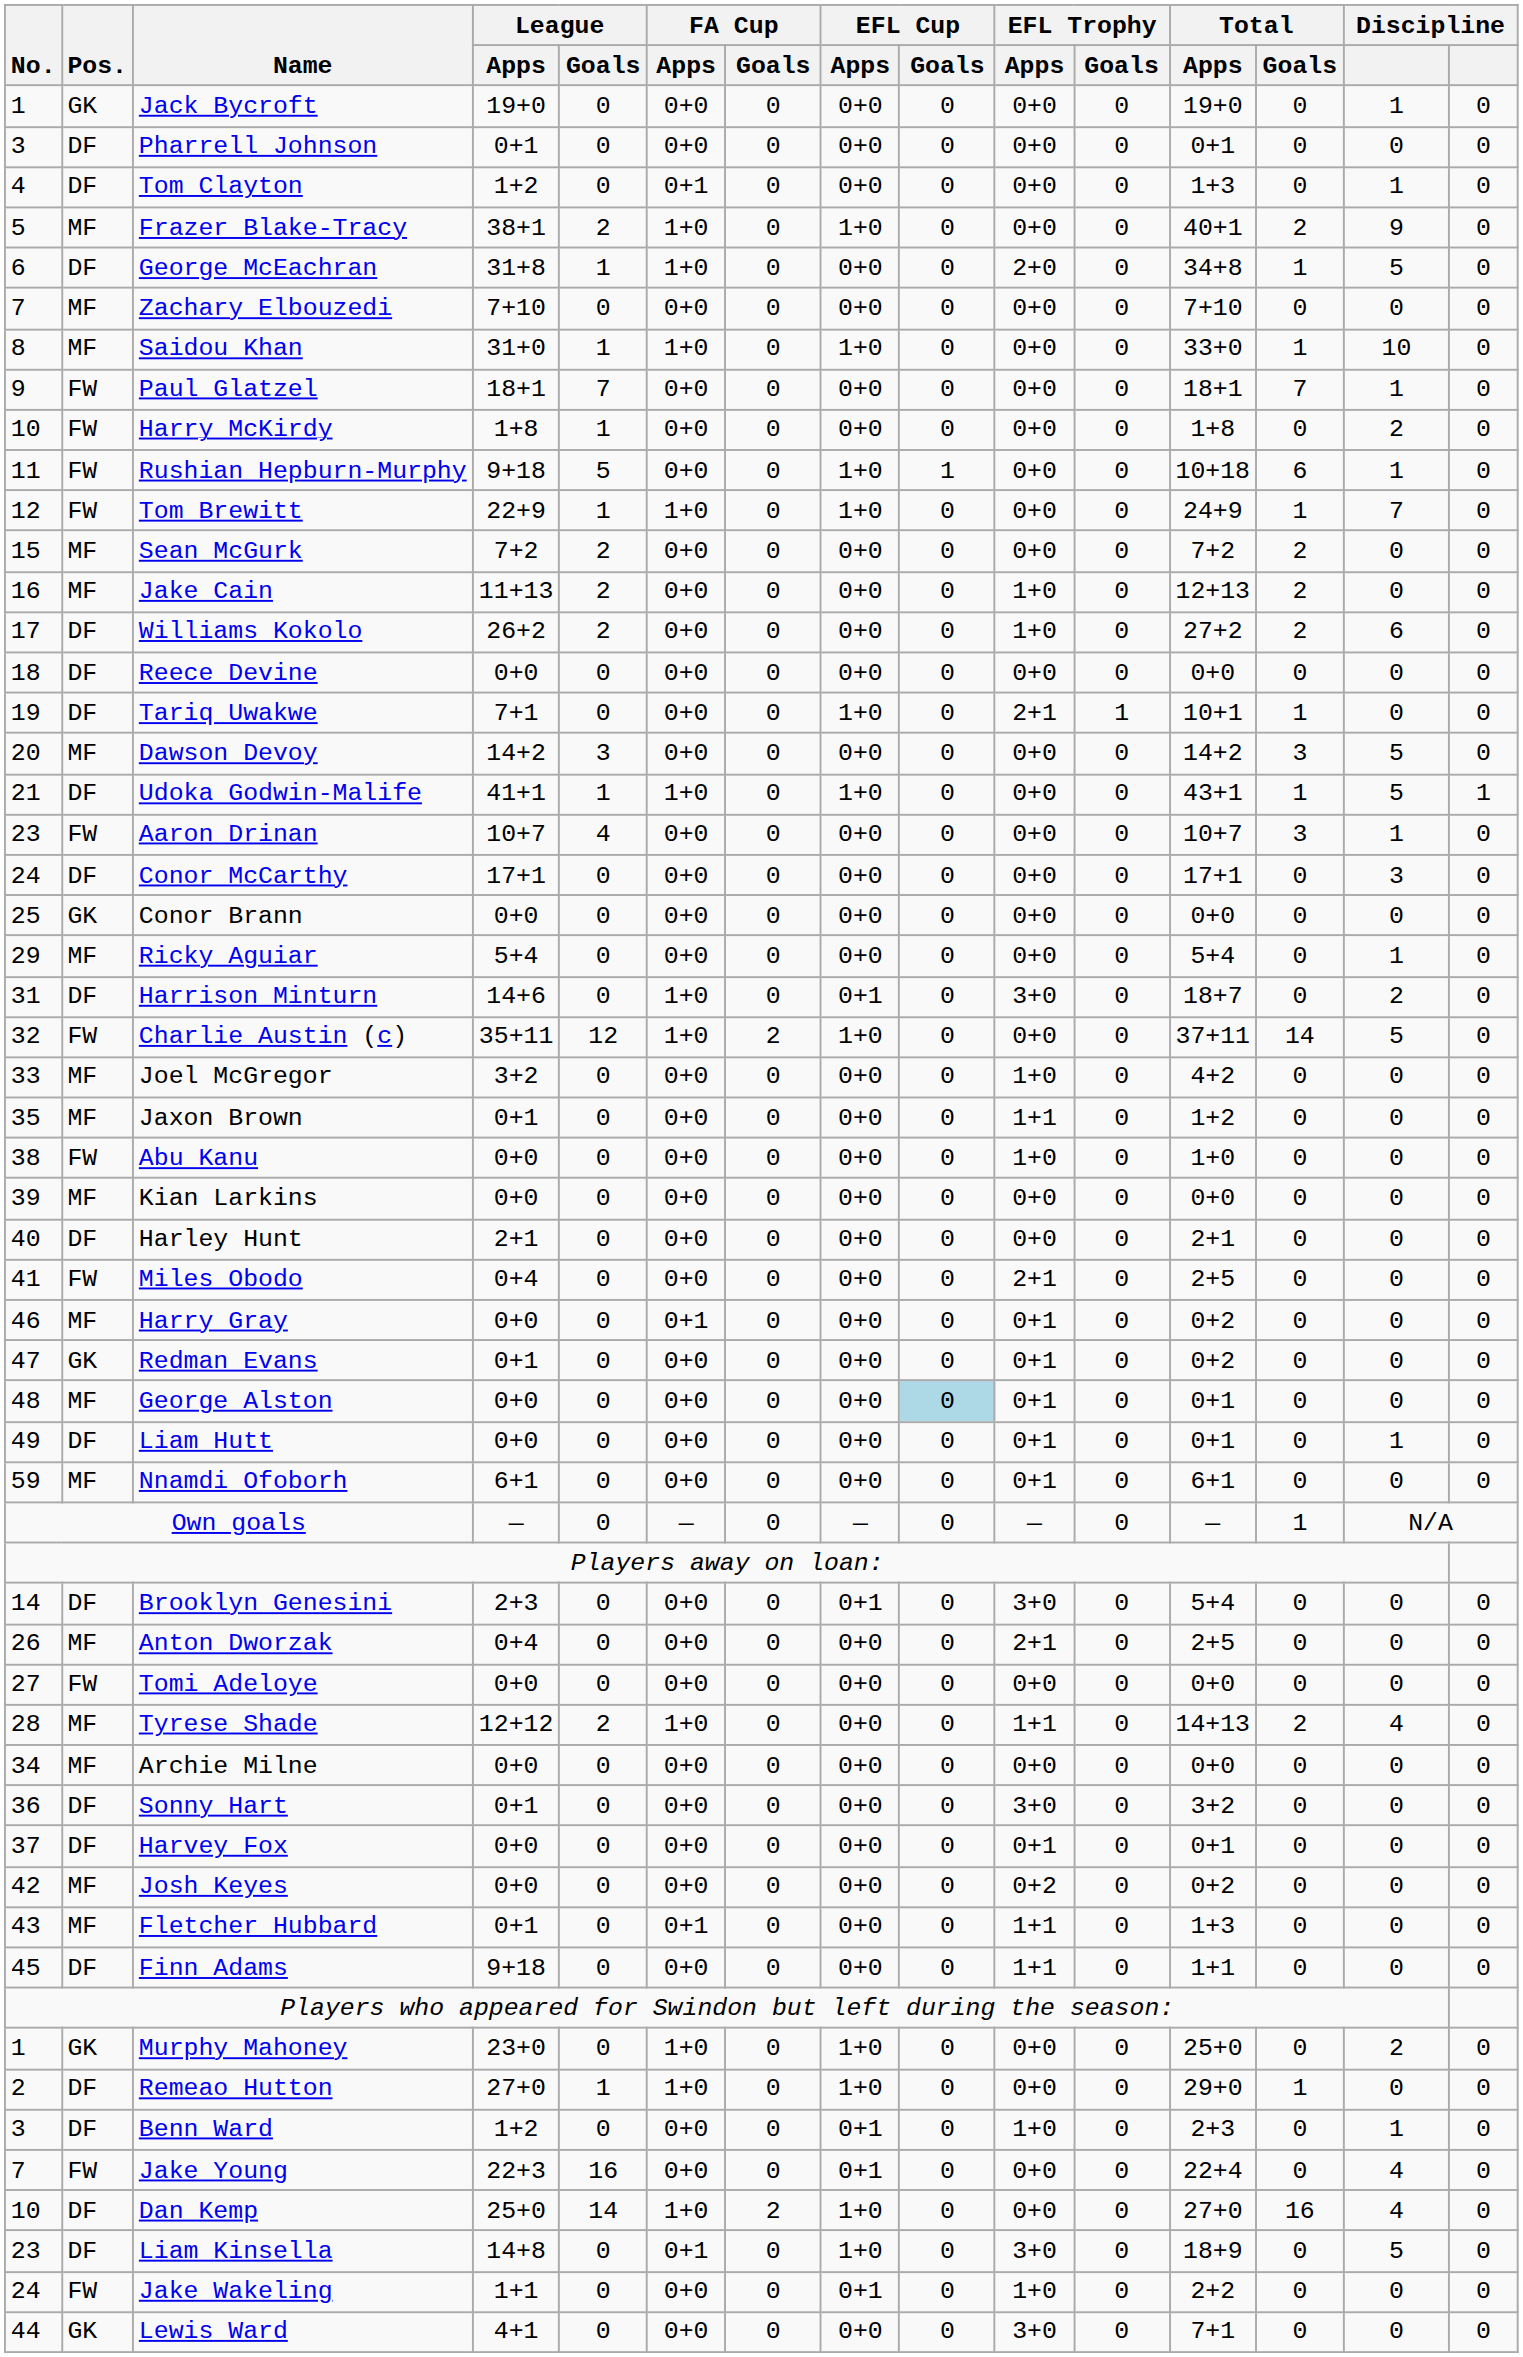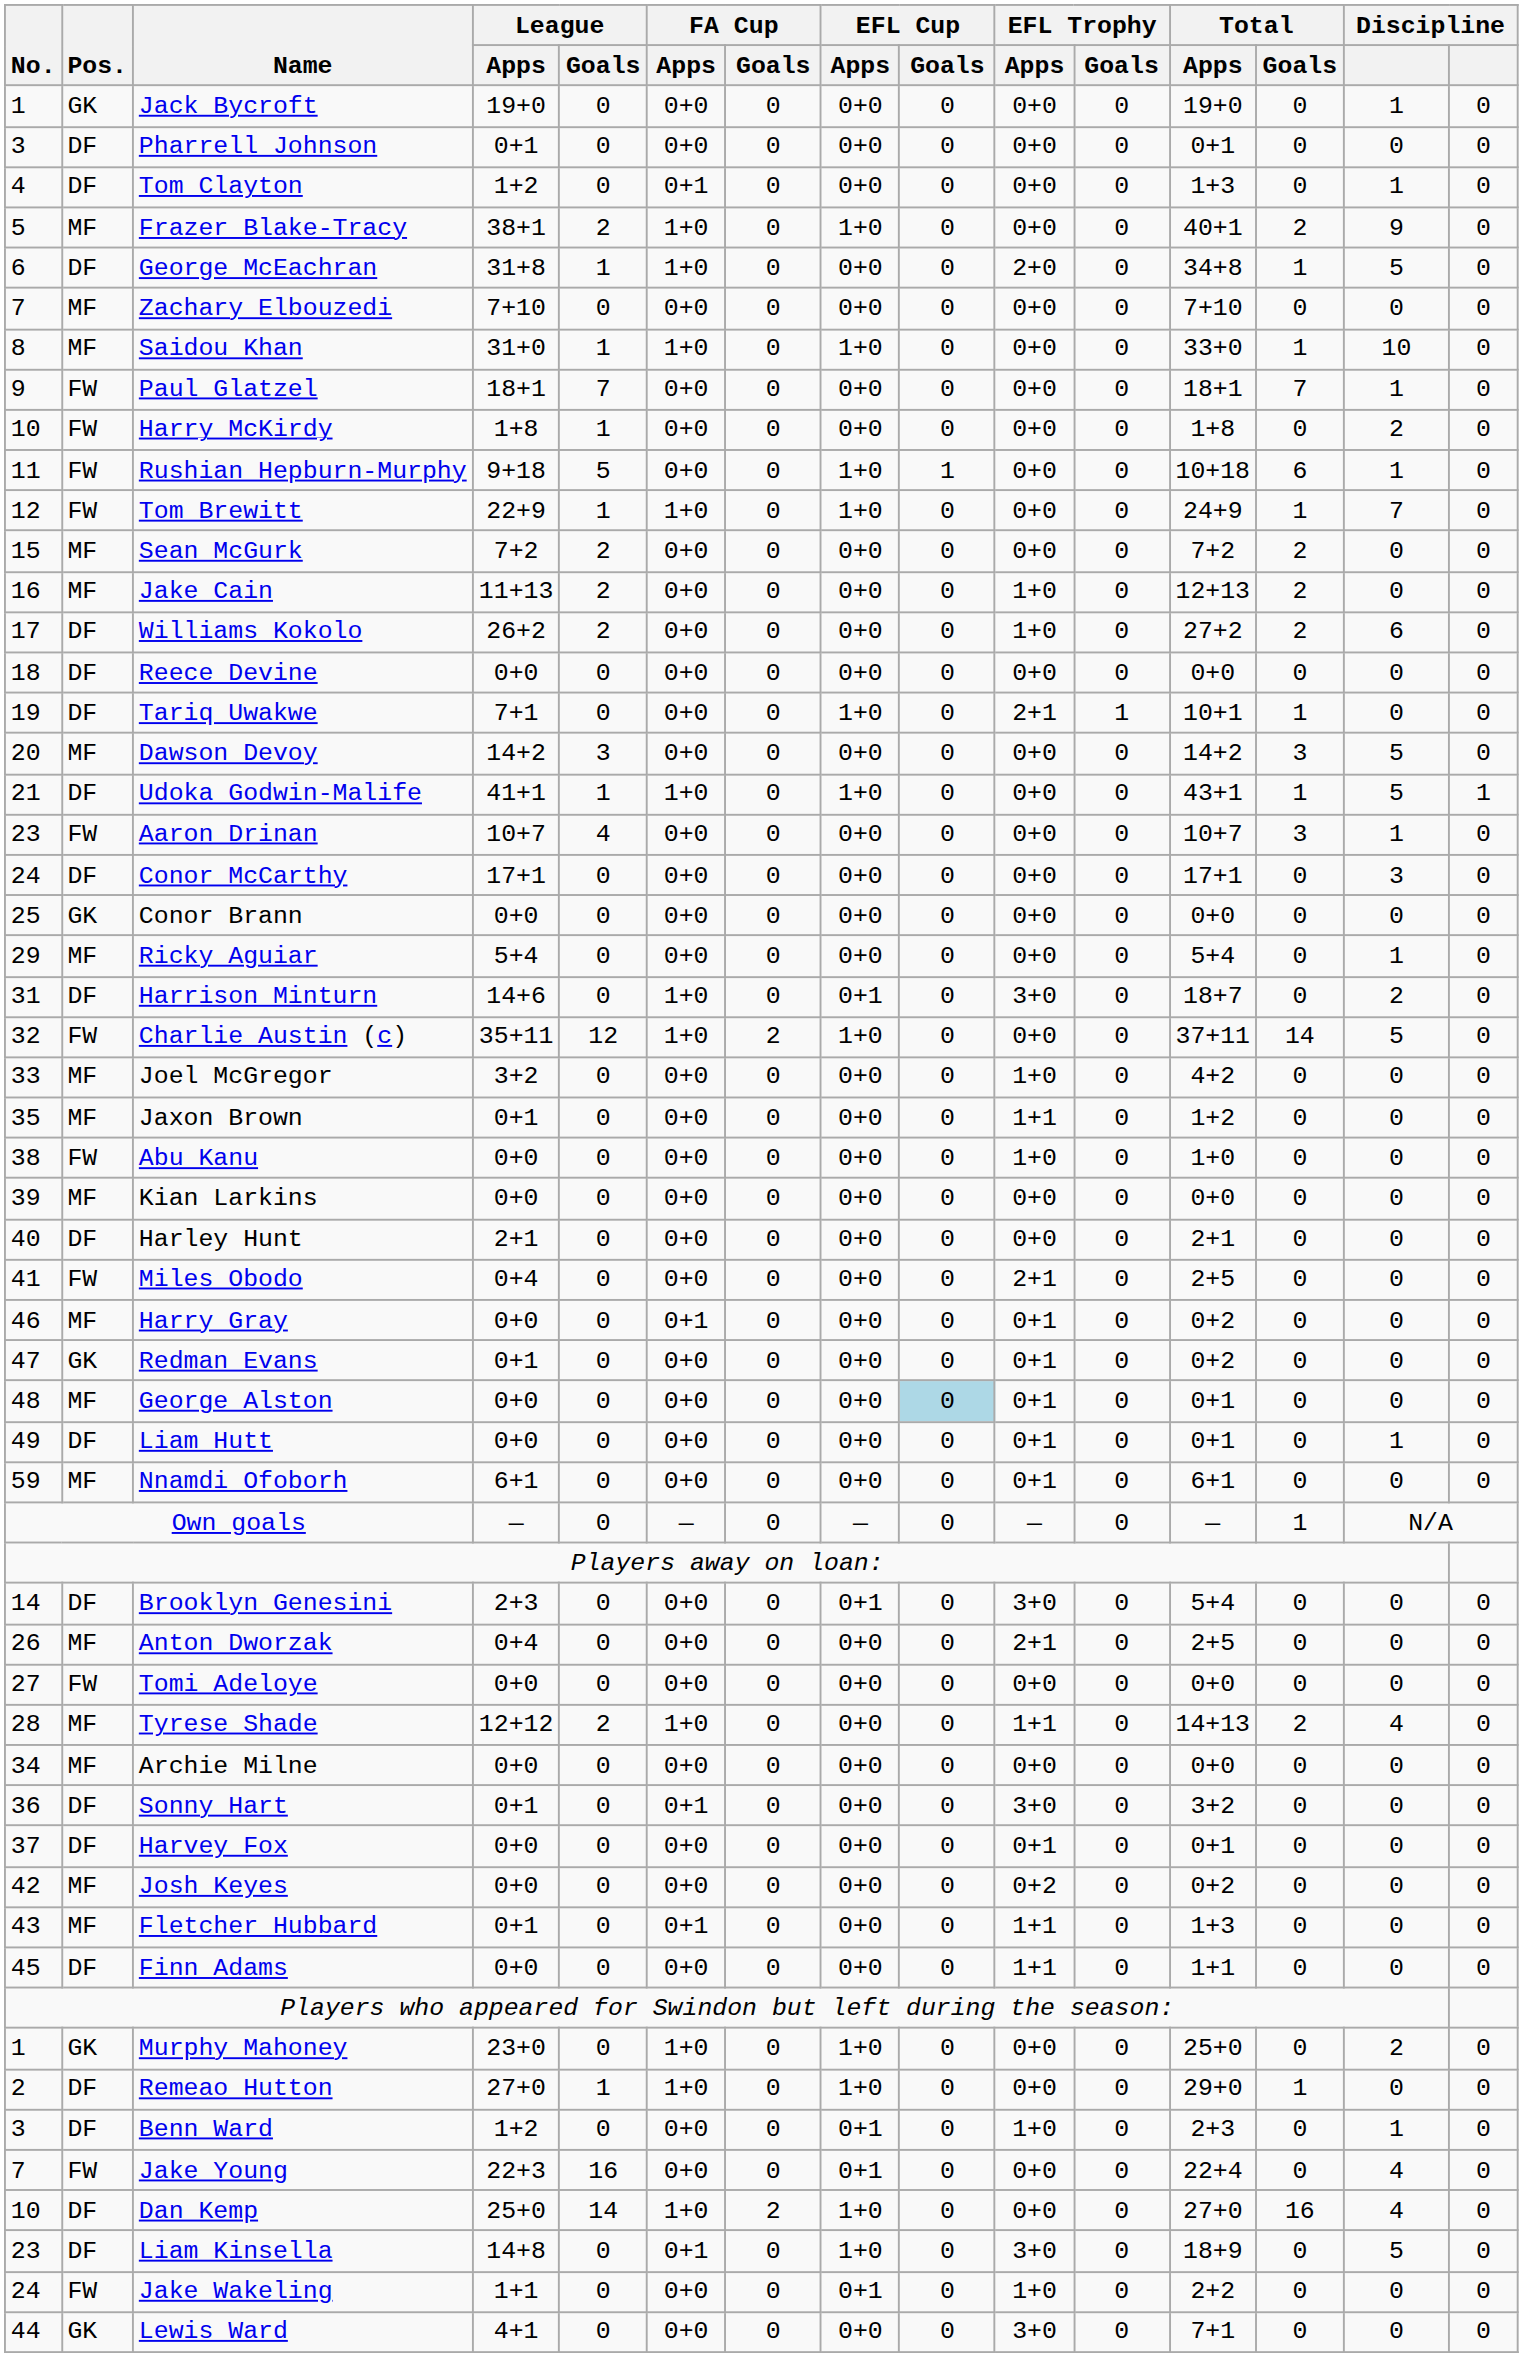(686, 1806) 0+0 -> (686, 1806) 0+1
(516, 1968) 9+18 -> (516, 1968) 0+0
